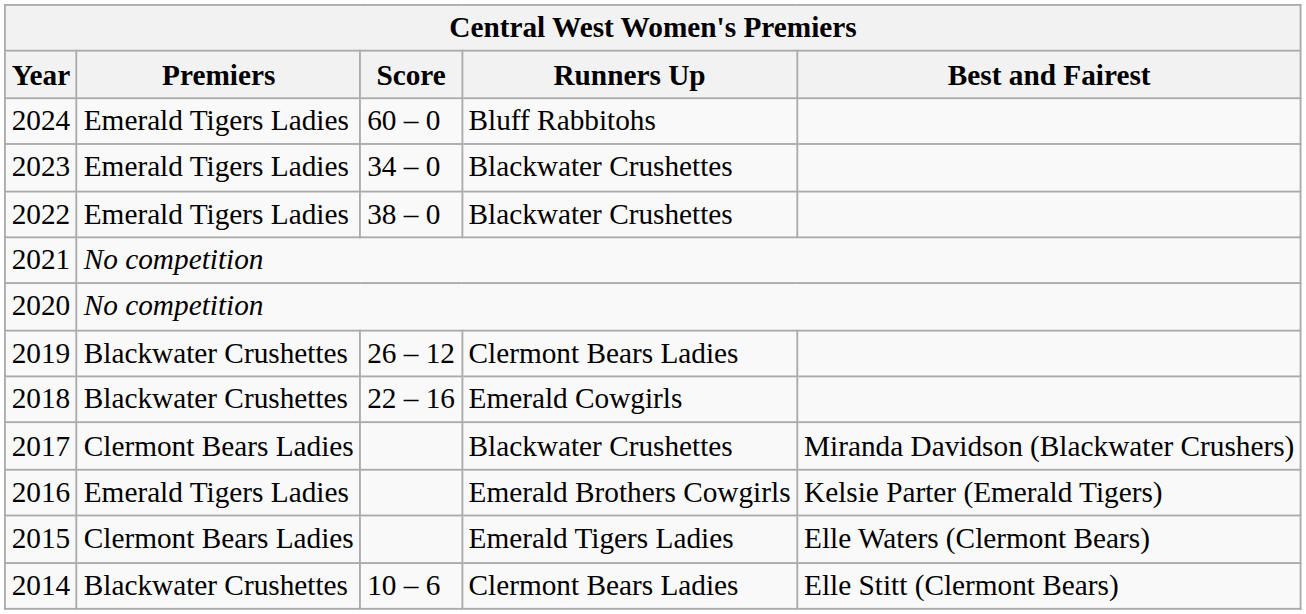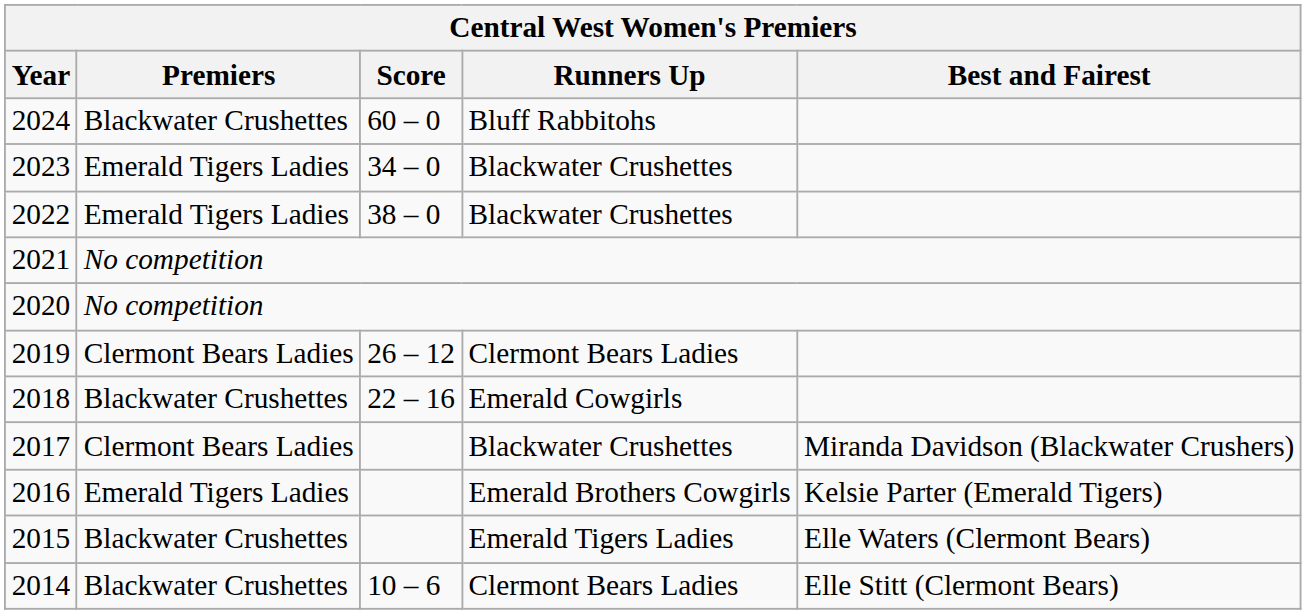(216, 120) Emerald Tigers Ladies -> (216, 120) Blackwater Crushettes
(216, 352) Blackwater Crushettes -> (219, 352) Clermont Bears Ladies
(219, 538) Clermont Bears Ladies -> (216, 538) Blackwater Crushettes
